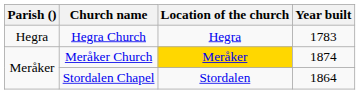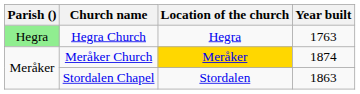(32, 36) no background -> (32, 36) lightgreen background
(323, 36) 1783 -> (323, 36) 1763
(323, 78) 1864 -> (323, 78) 1863
